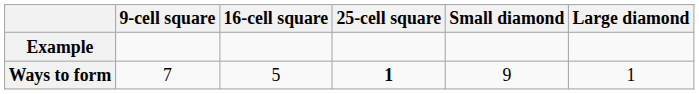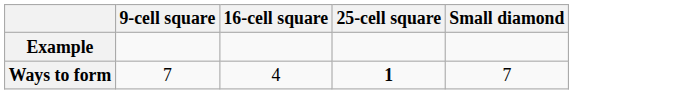- column: (631, 18)
(276, 74) 5 -> (276, 74) 4
(507, 74) 9 -> (507, 74) 7
